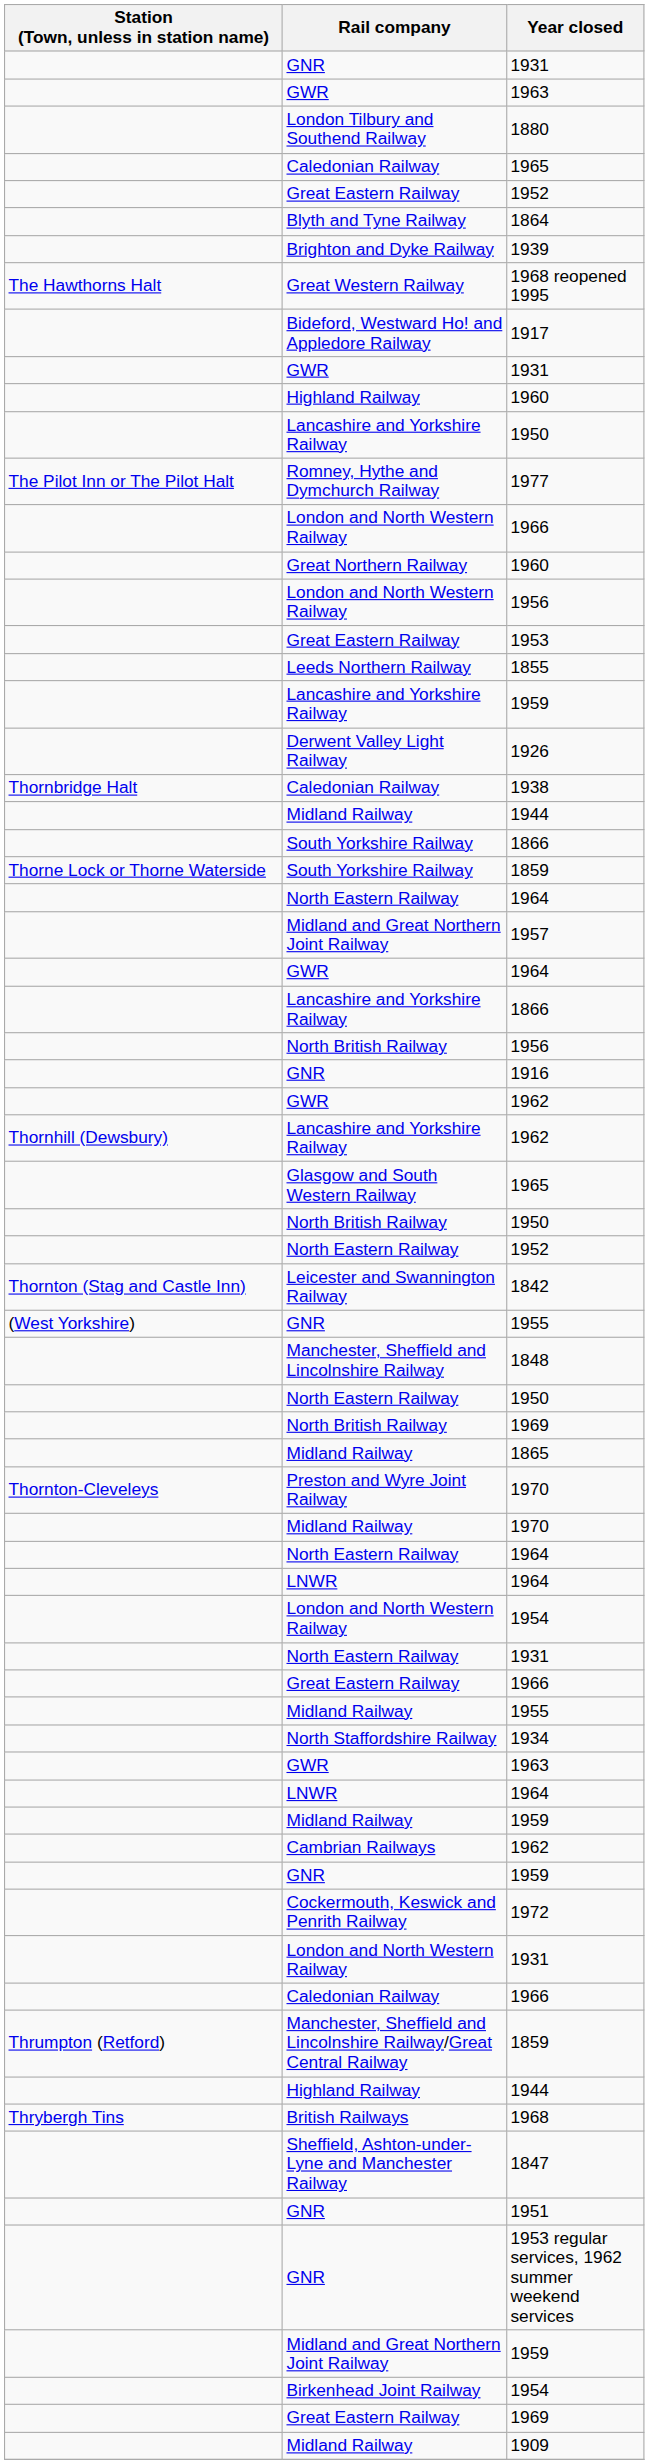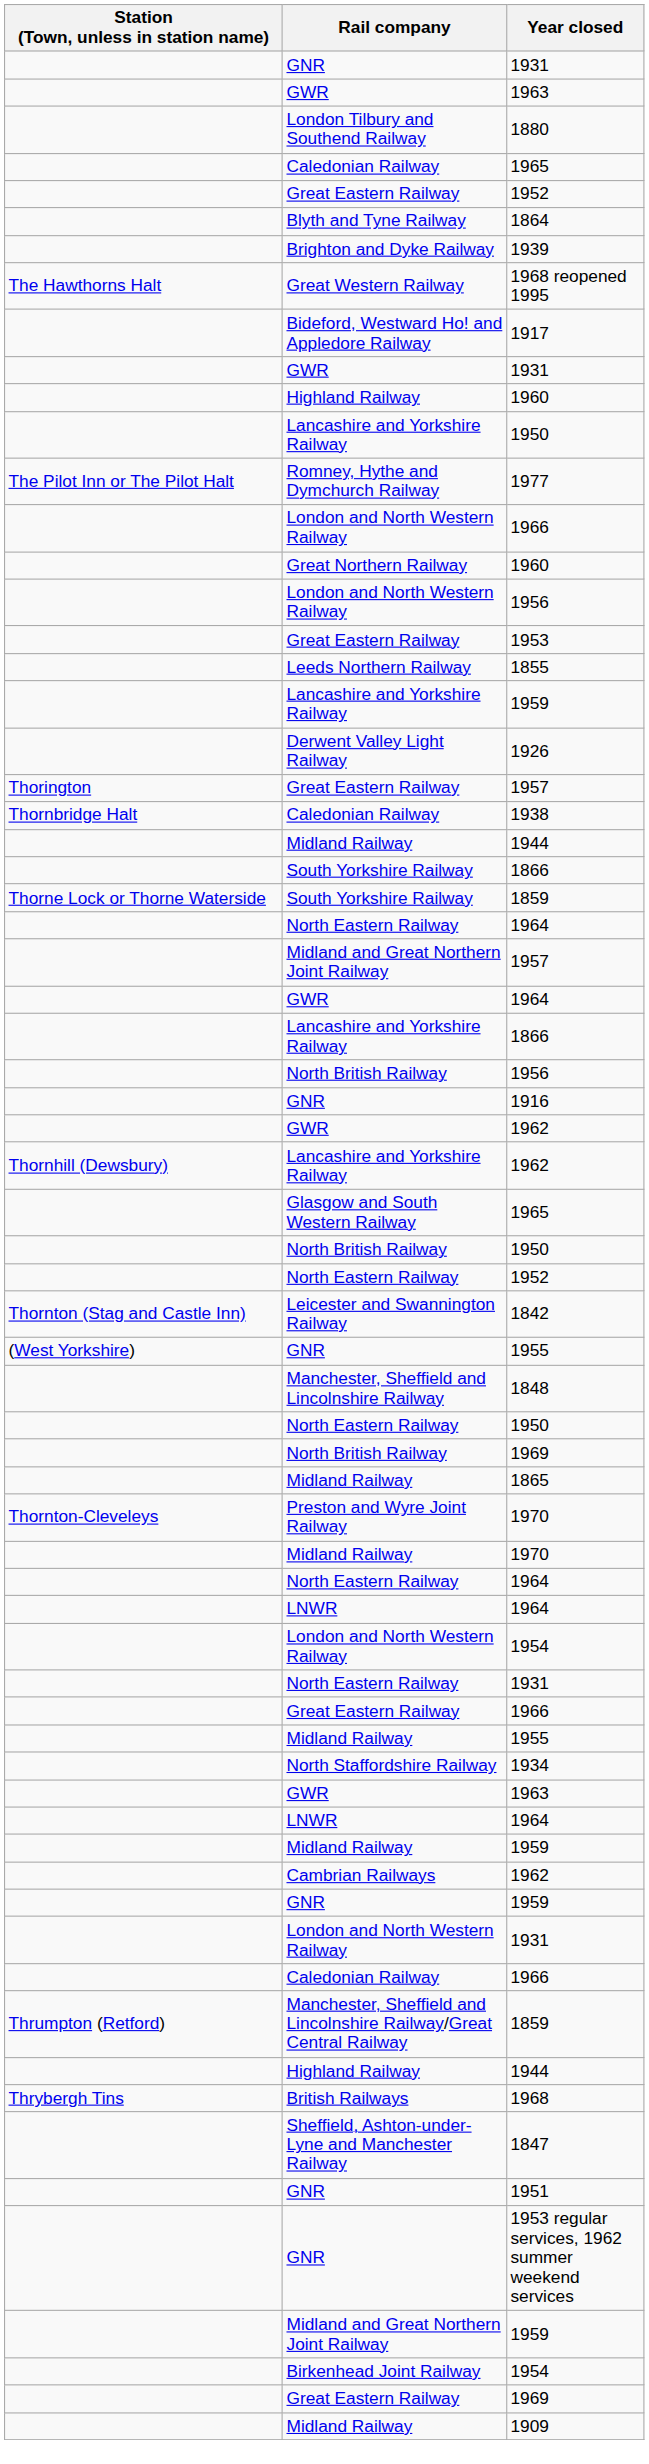+ row: (373, 788)
- row: (391, 1912)
